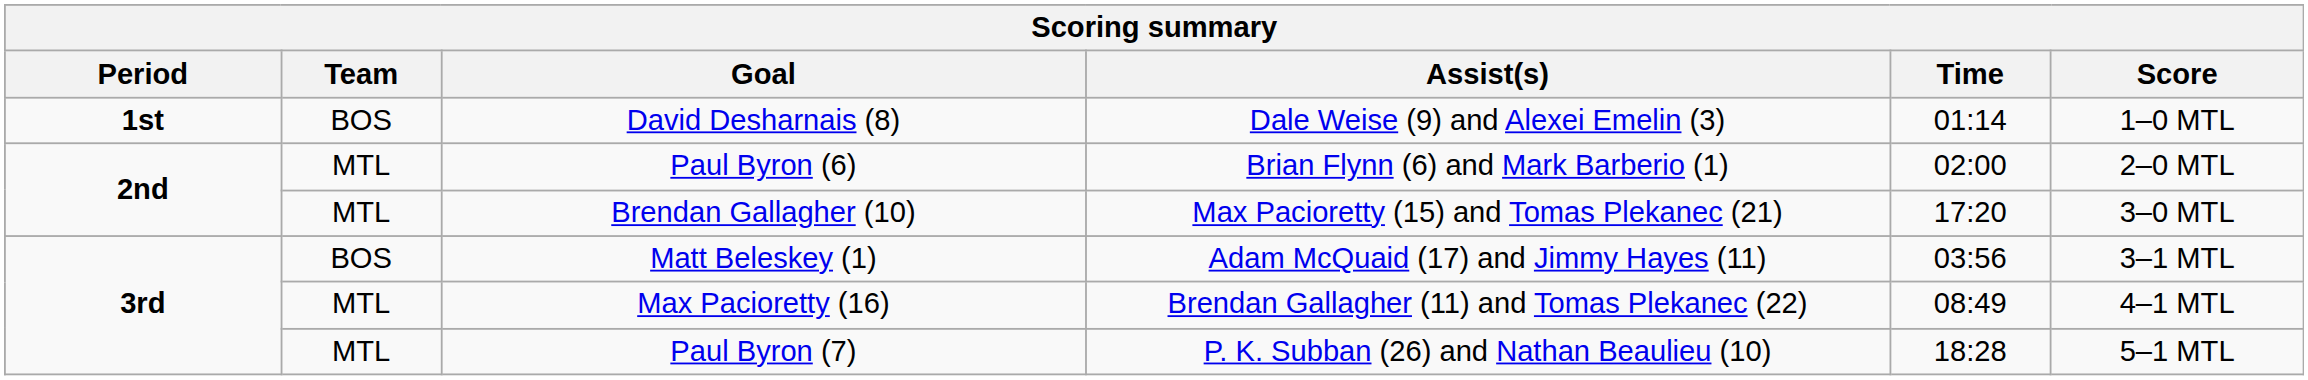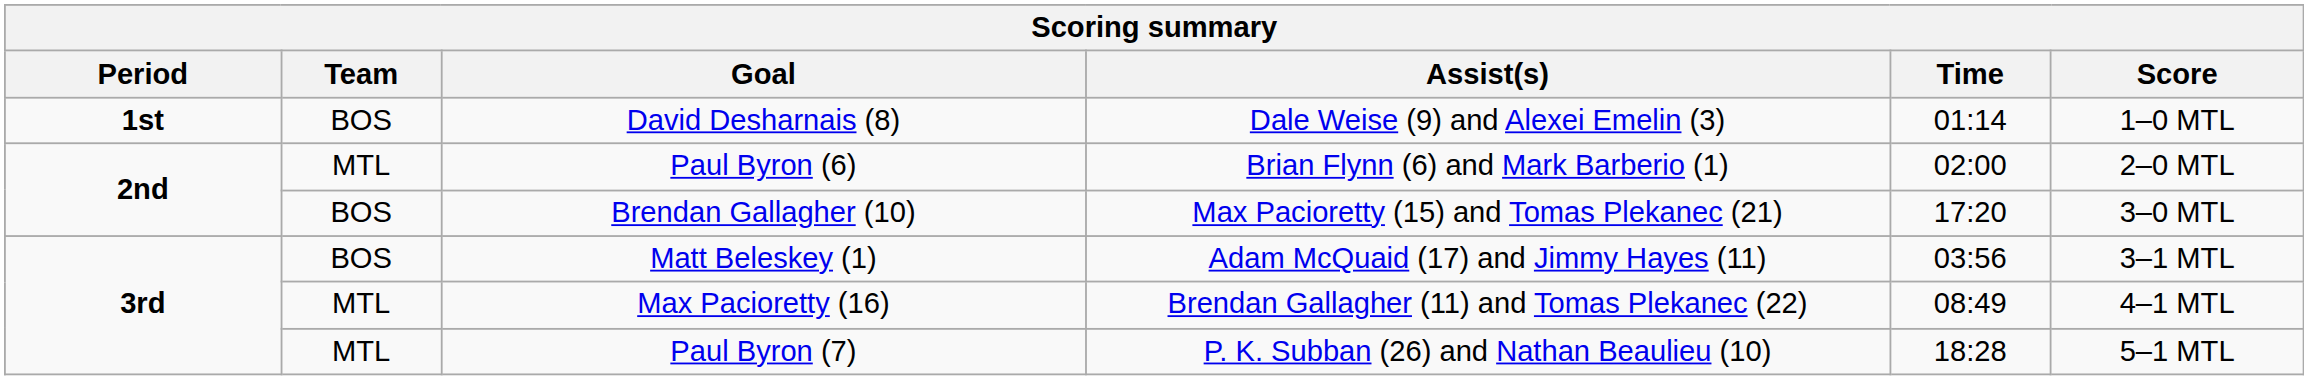(361, 212) MTL -> (361, 212) BOS
